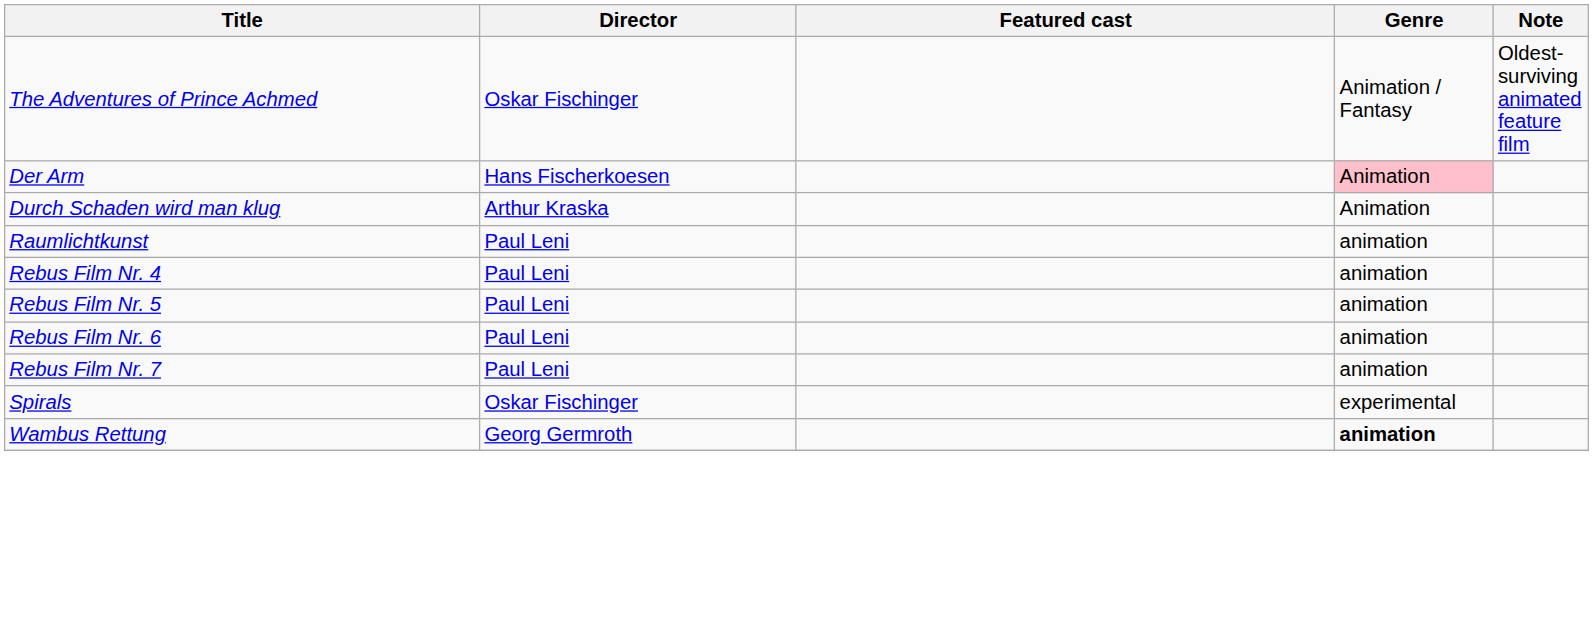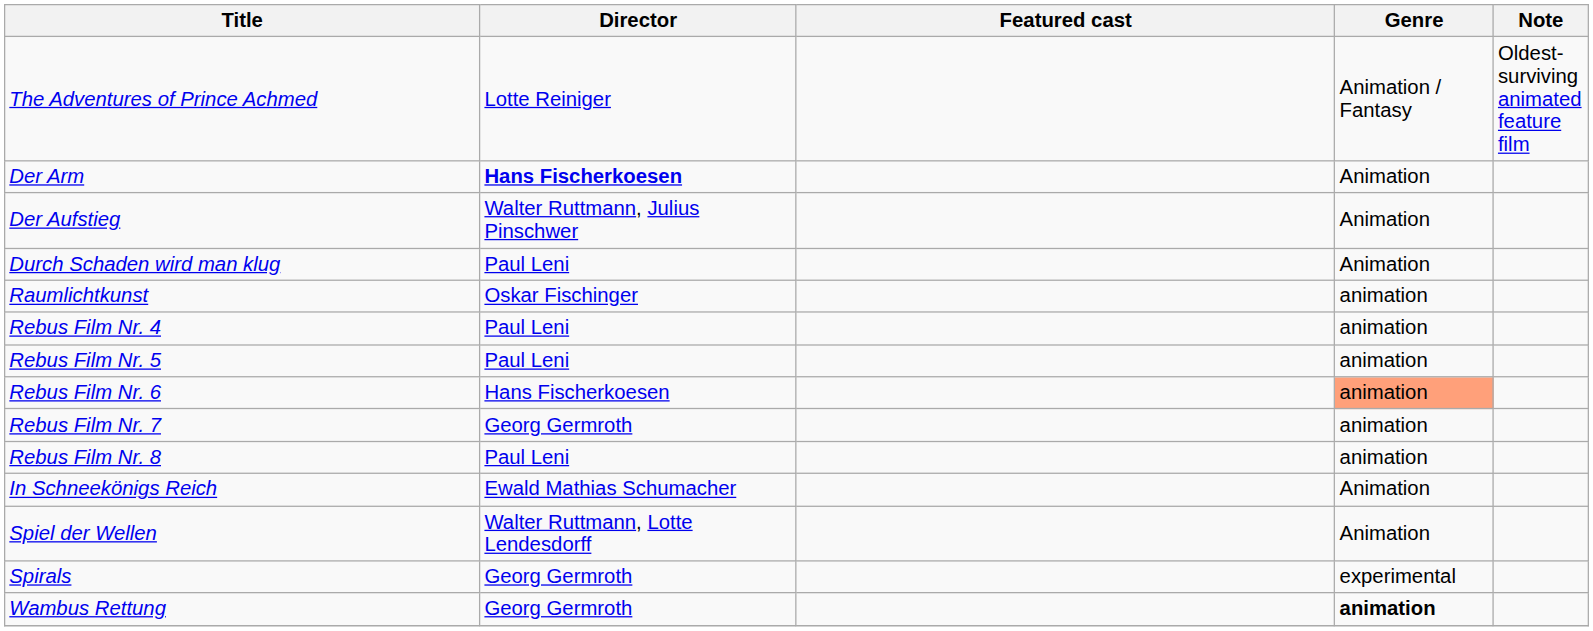(561, 98) Oskar Fischinger -> (548, 98) Lotte Reiniger
(577, 176) normal -> (583, 176) bold
(1385, 176) pink background -> (1385, 176) no background
+ row: (65, 220)
(547, 208) Arthur Kraska -> (527, 263) Paul Leni
(527, 240) Paul Leni -> (561, 296) Oskar Fischinger
(527, 337) Paul Leni -> (577, 392) Hans Fischerkoesen
(1384, 337) no background -> (1384, 392) lightsalmon background
(527, 369) Paul Leni -> (558, 424) Georg Germroth
+ row: (85, 457)
+ row: (113, 489)
+ row: (83, 533)
(561, 402) Oskar Fischinger -> (558, 576) Georg Germroth
